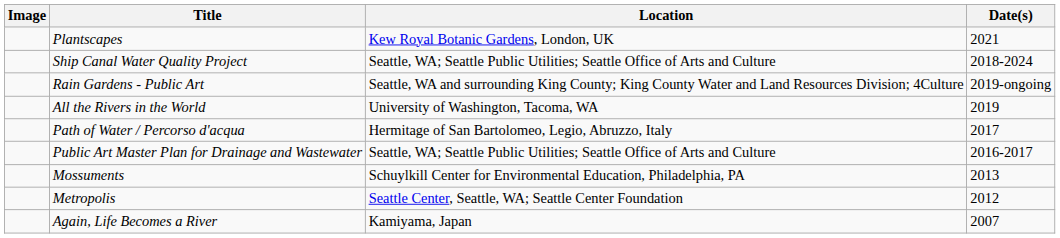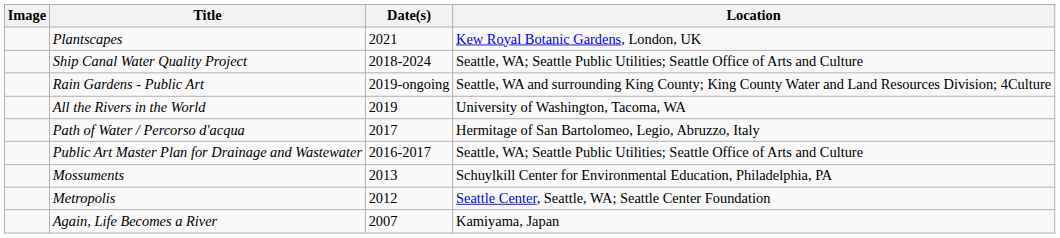columns swapped: (1011, 15) <-> (666, 15)
